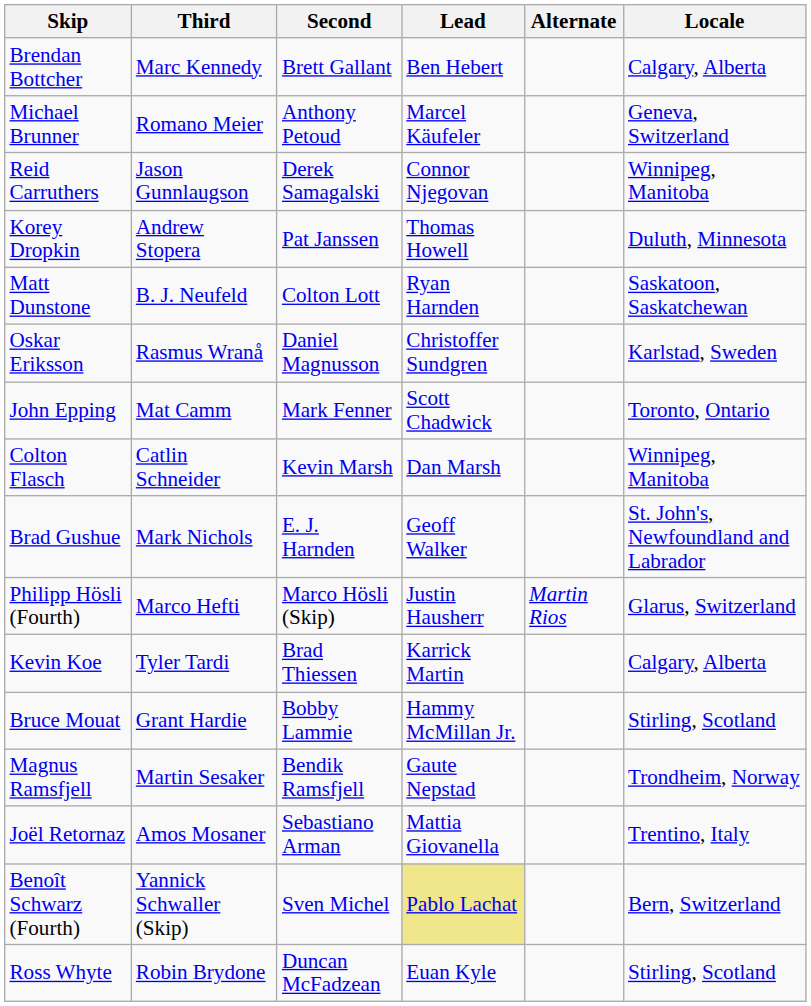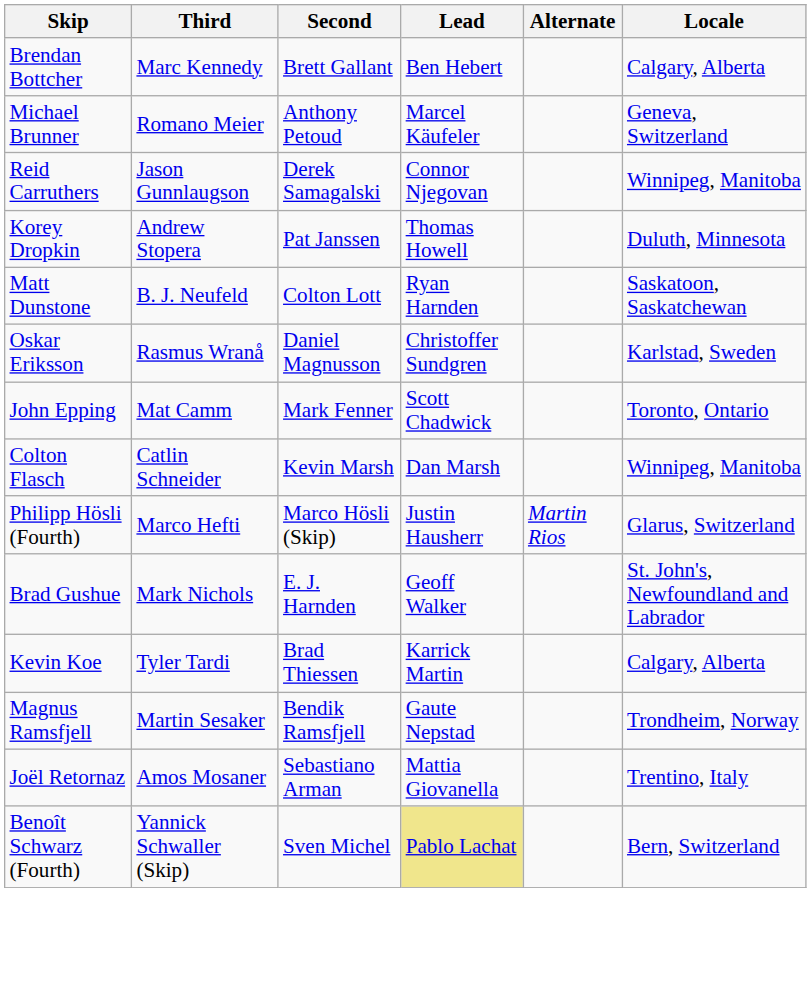rows swapped: (65, 536) <-> (66, 605)
- row: (65, 720)
- row: (61, 972)
